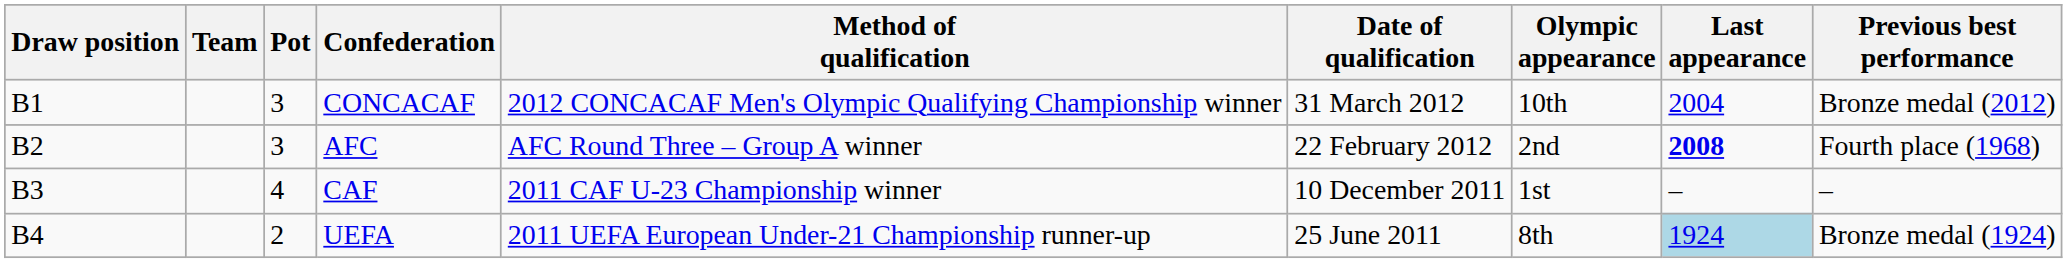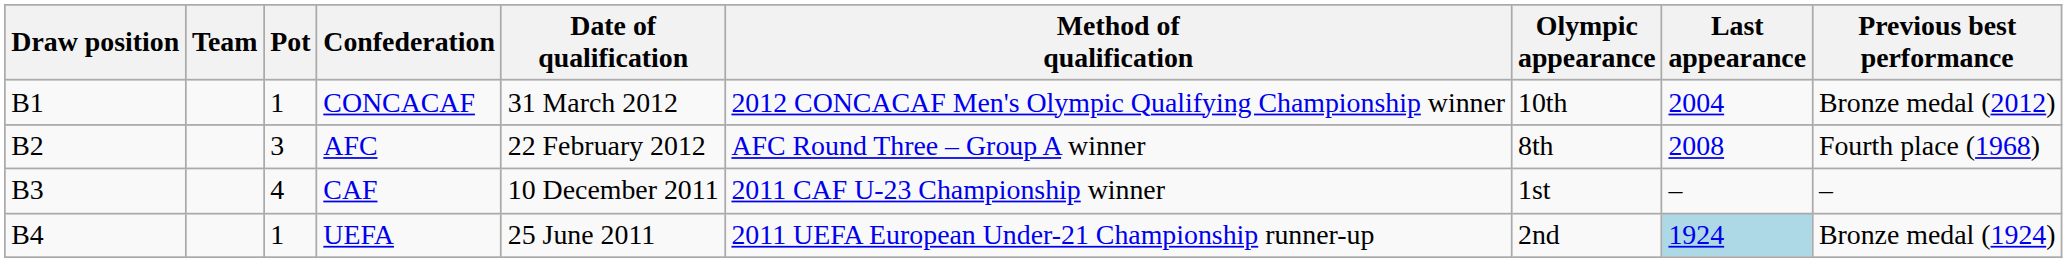columns swapped: (895, 42) <-> (1400, 42)
(277, 102) 3 -> (277, 102) 1
(1539, 146) 2nd -> (1536, 146) 8th
(1696, 146) bold -> (1696, 146) normal
(277, 234) 2 -> (277, 234) 1
(1536, 234) 8th -> (1539, 234) 2nd
